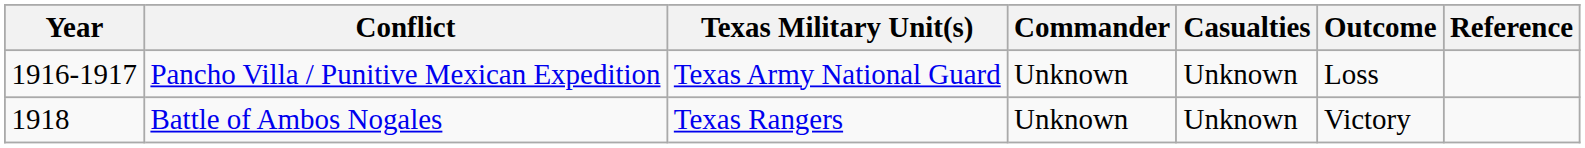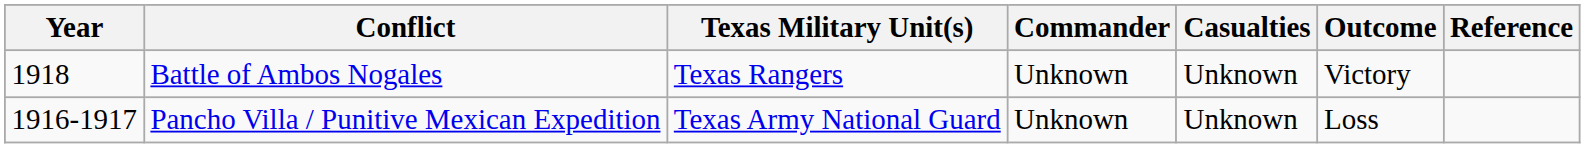rows swapped: (405, 73) <-> (296, 119)
